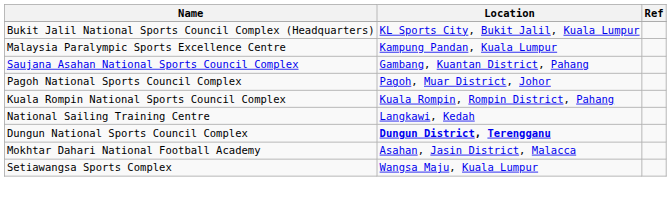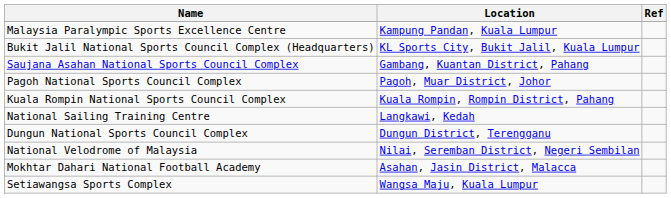rows swapped: (191, 30) <-> (146, 47)
(465, 133) bold -> (465, 133) normal
+ row: (102, 150)
